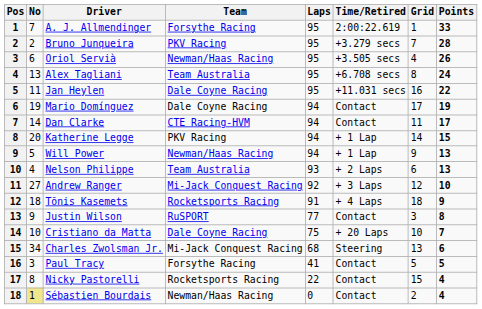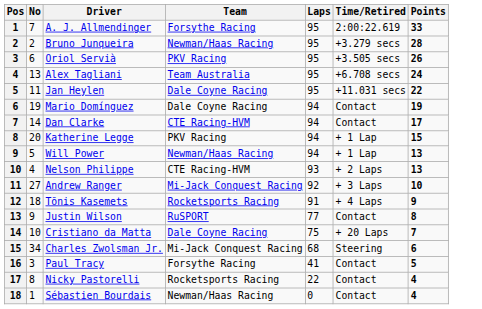- column: (422, 13)
(197, 44) PKV Racing -> (220, 44) Newman/Haas Racing
(220, 60) Newman/Haas Racing -> (197, 60) PKV Racing
(209, 170) Team Australia -> (209, 170) CTE Racing-HVM
(32, 296) khaki background -> (32, 296) no background
